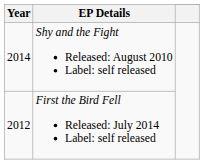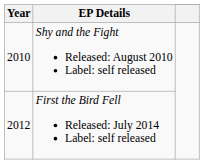(19, 57) 2014 -> (19, 57) 2010
